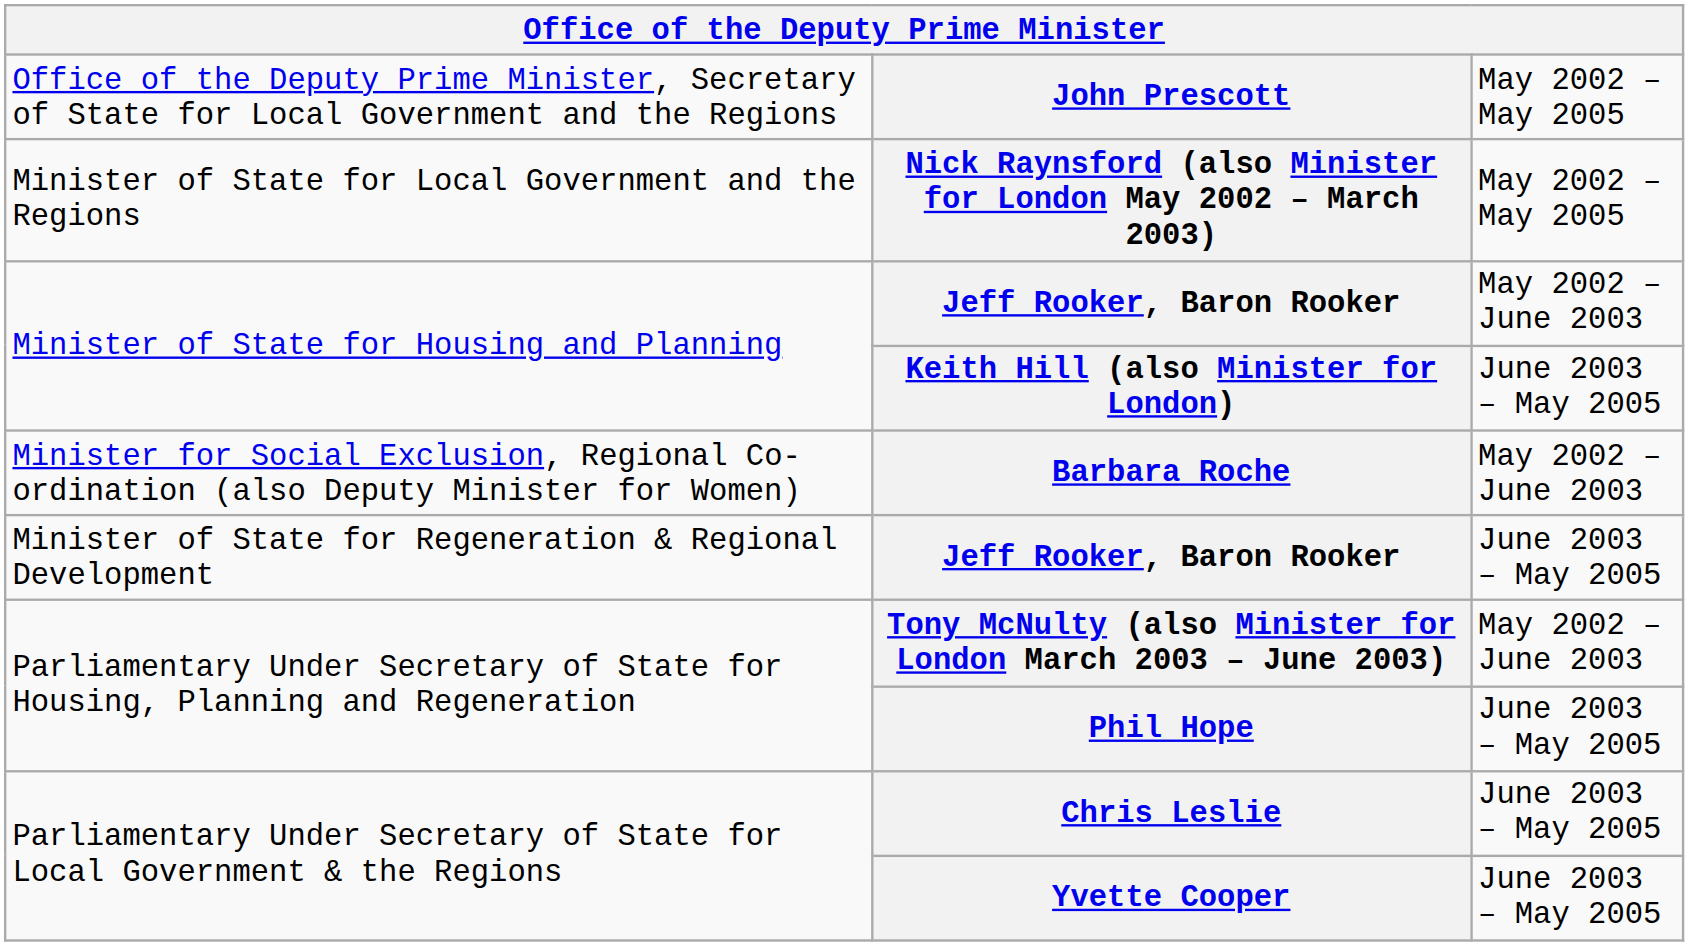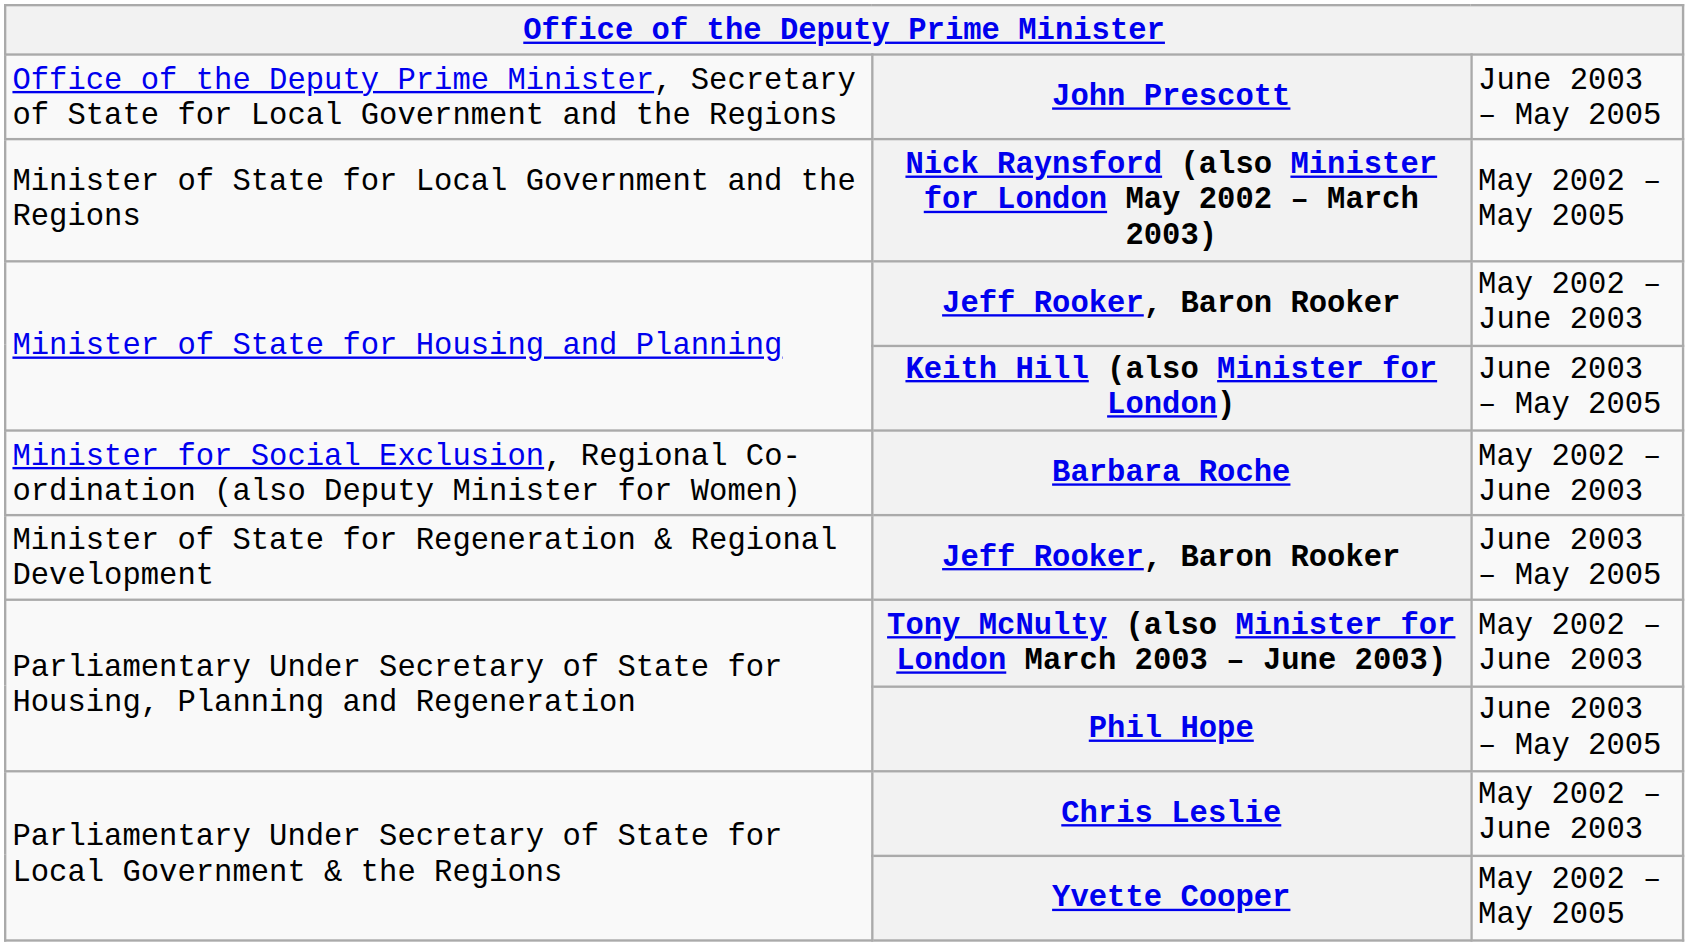(1570, 97) May 2002 – May 2005 -> (1570, 97) June 2003 – May 2005
(1570, 813) June 2003 – May 2005 -> (1570, 813) May 2002 – June 2003
(1570, 898) June 2003 – May 2005 -> (1570, 898) May 2002 – May 2005
